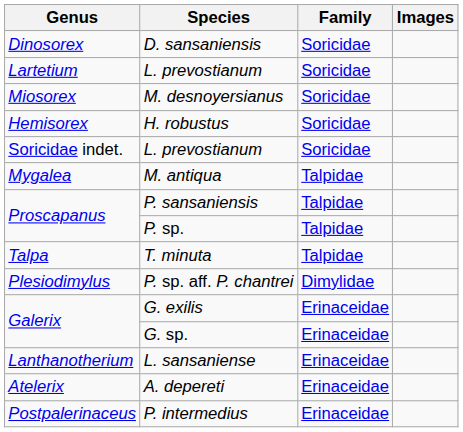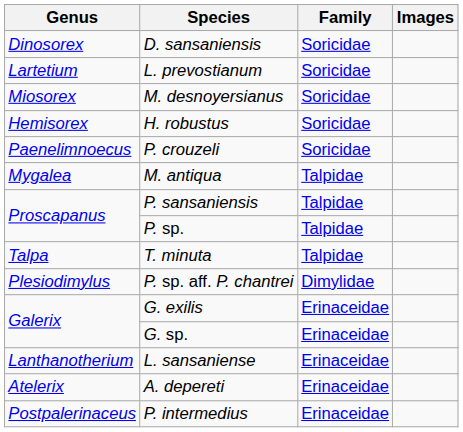+ row: (70, 149)
- row: (66, 149)
